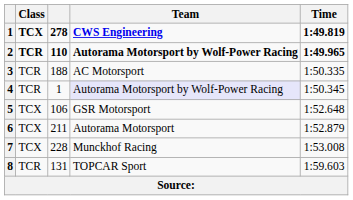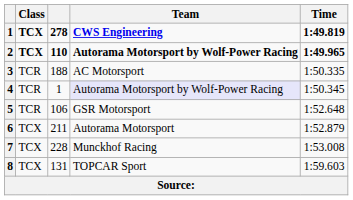(31, 51) TCR -> (31, 51) TCX
(30, 108) TCX -> (30, 108) TCR
(30, 166) TCR -> (30, 166) TCX
